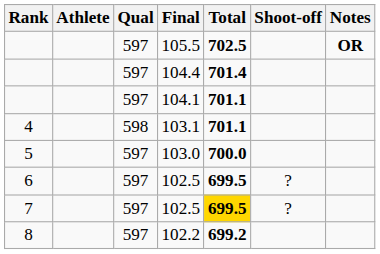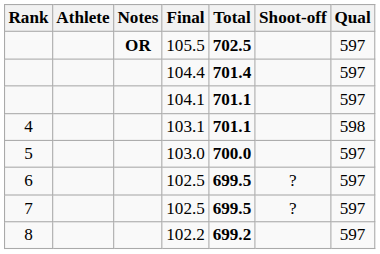columns swapped: (136, 18) <-> (350, 18)
(227, 208) gold background -> (232, 208) no background
